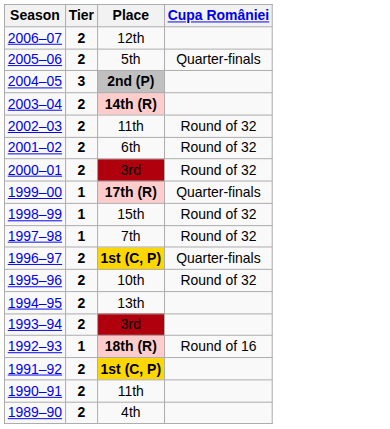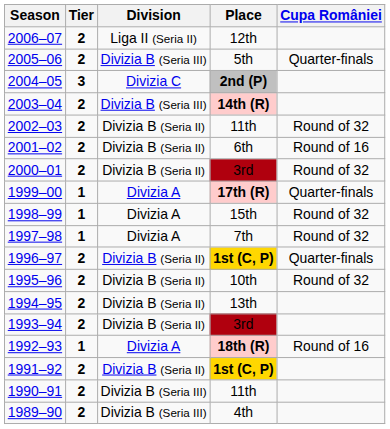+ column: (154, 16)
(218, 148) Round of 32 -> (331, 148) Round of 16
